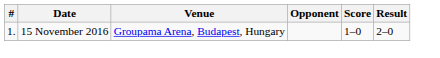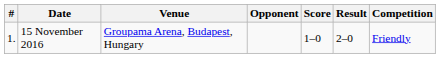+ column: (402, 13)
